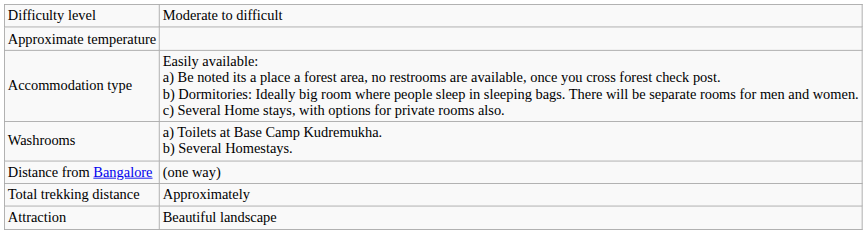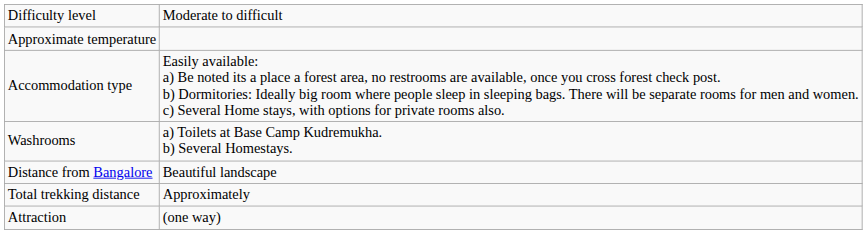(192, 172) (one way) -> (220, 172) Beautiful landscape
(220, 217) Beautiful landscape -> (192, 217) (one way)
